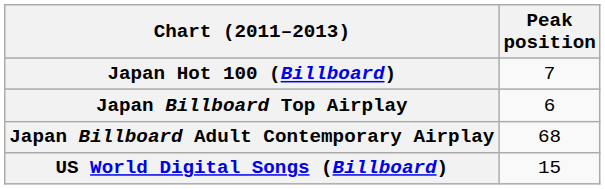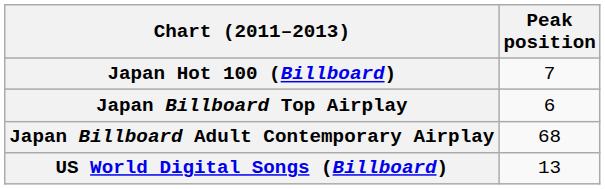(550, 168) 15 -> (550, 168) 13
